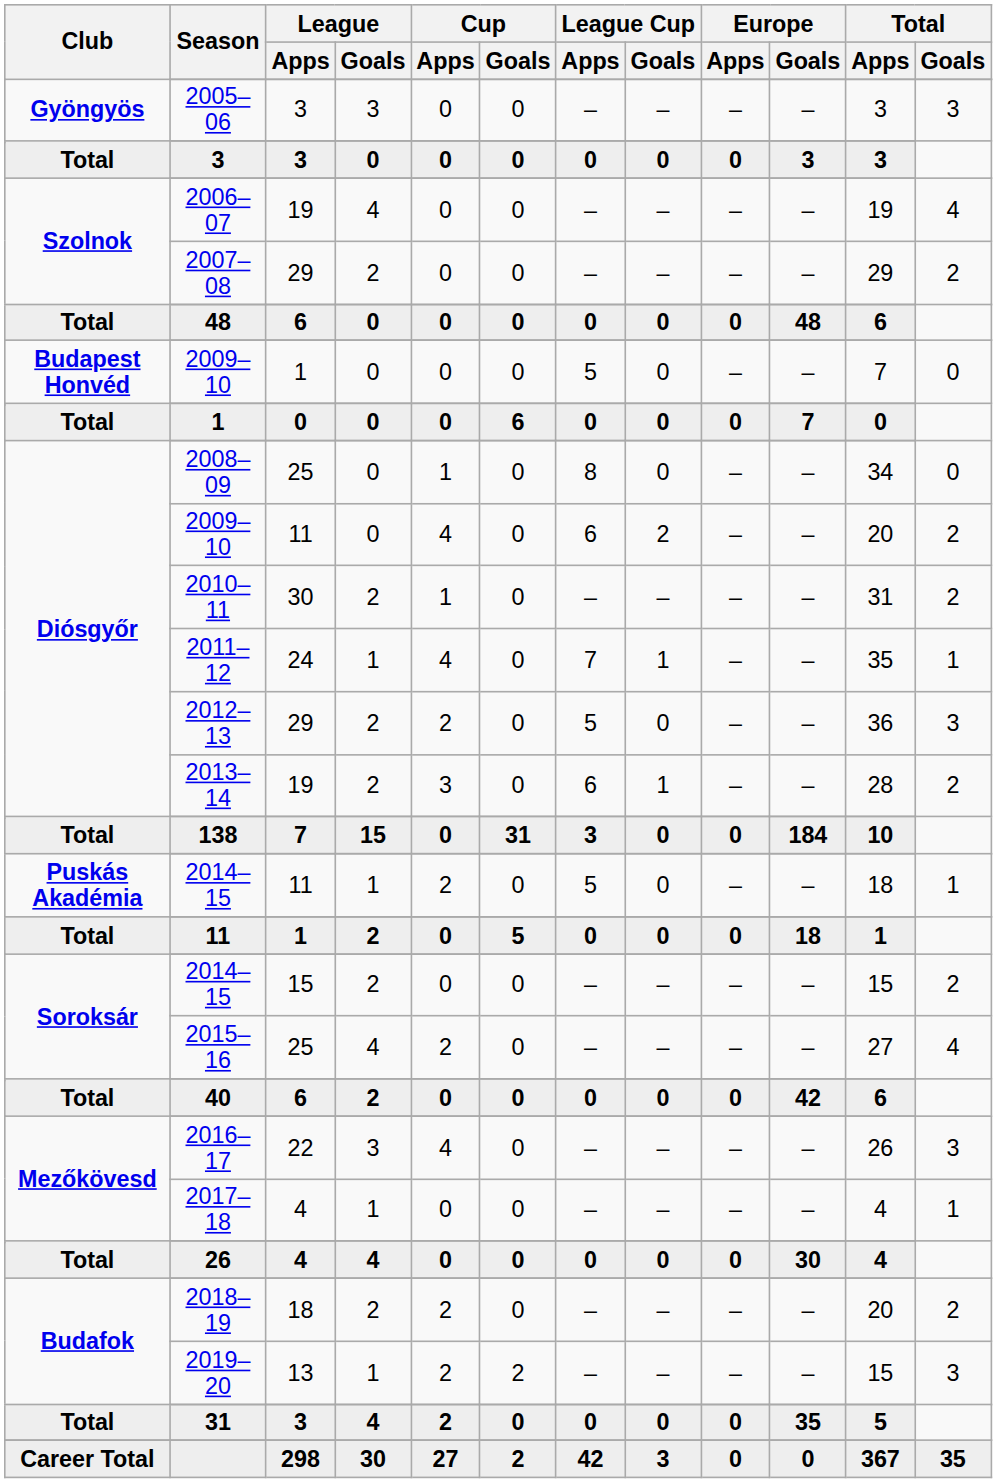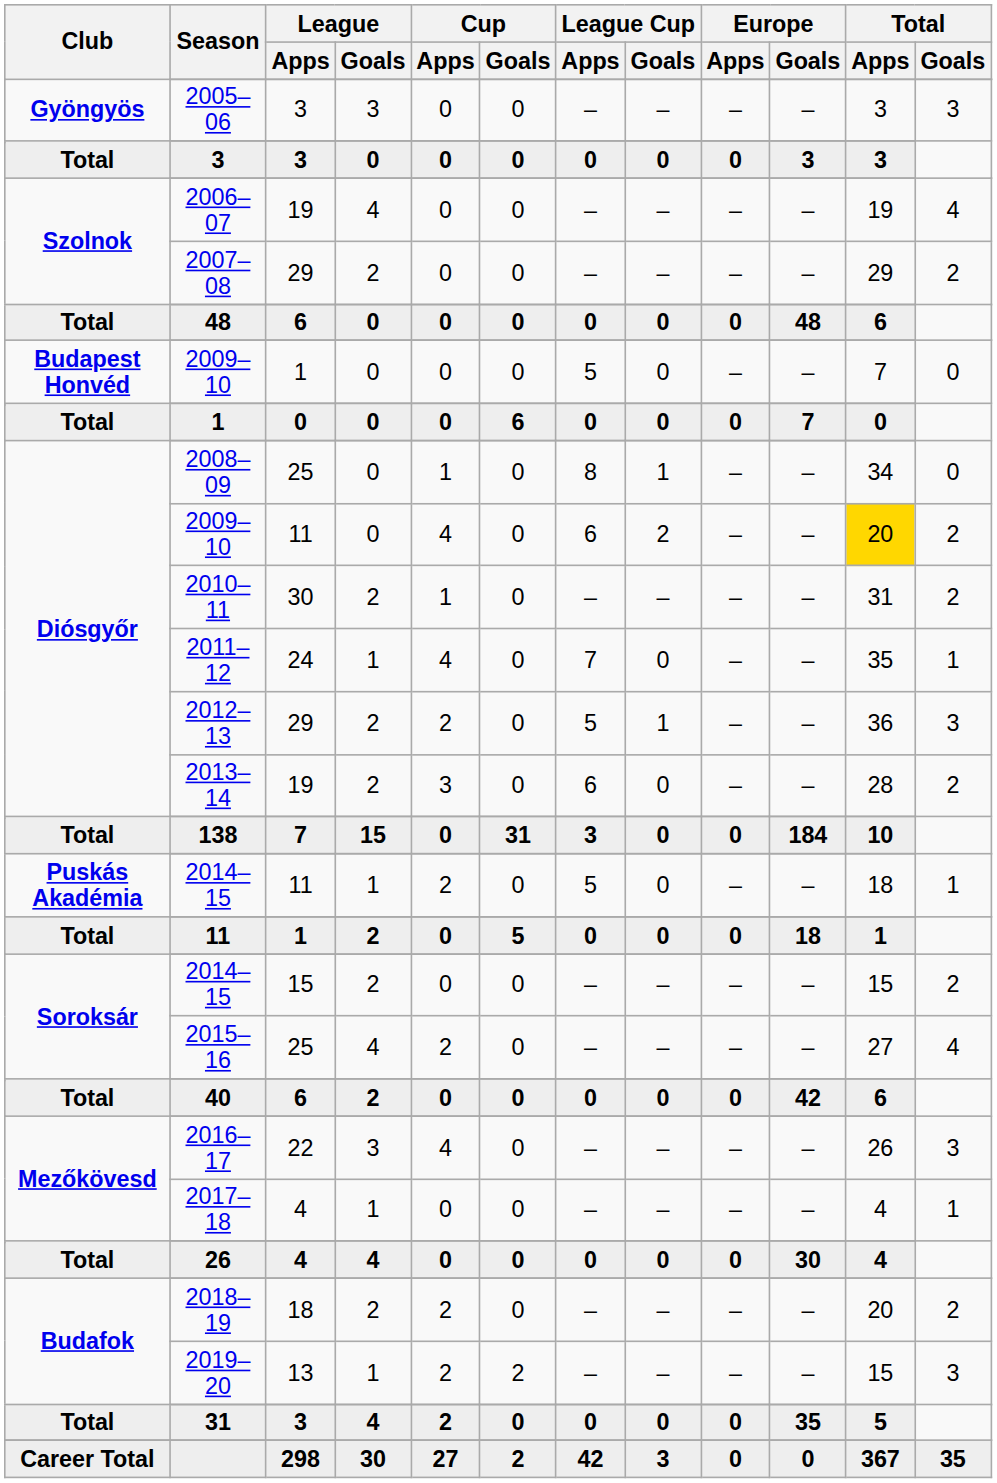(663, 472) 0 -> (663, 472) 1
(880, 535) no background -> (880, 535) gold background
(663, 660) 1 -> (663, 660) 0
(663, 723) 0 -> (663, 723) 1
(663, 786) 1 -> (663, 786) 0
